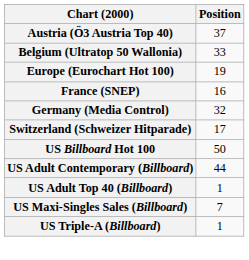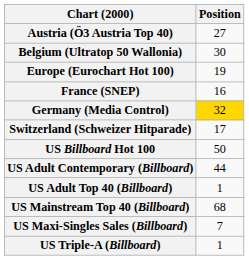(220, 33) 37 -> (220, 33) 27
(220, 52) 33 -> (220, 52) 30
(220, 110) no background -> (220, 110) gold background
+ row: (100, 206)
